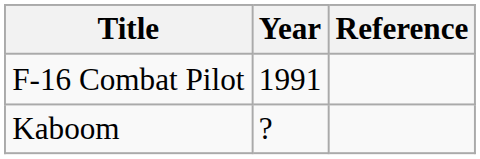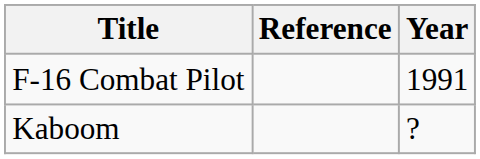columns swapped: (290, 29) <-> (402, 29)
